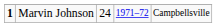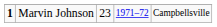(105, 13) 24 -> (105, 13) 23
